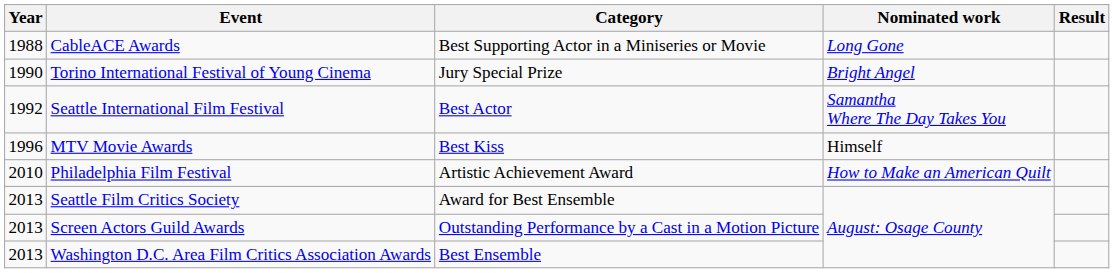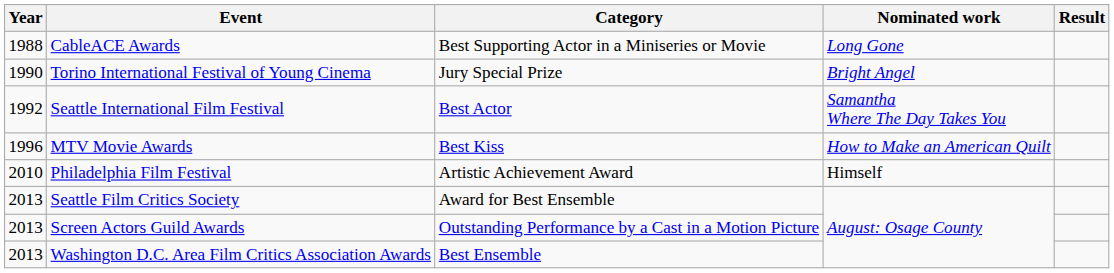(855, 145) Himself -> (939, 145) How to Make an American Quilt
(939, 173) How to Make an American Quilt -> (855, 173) Himself
